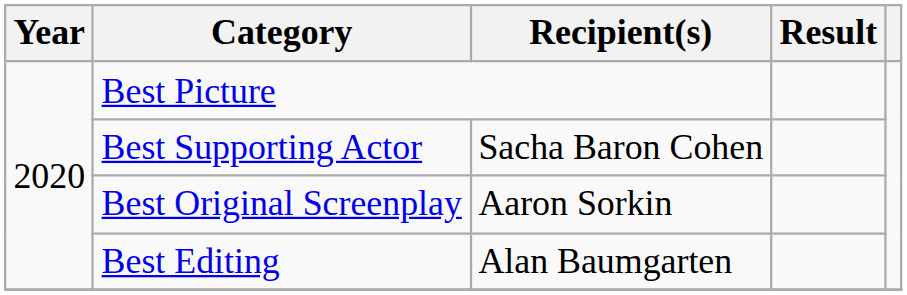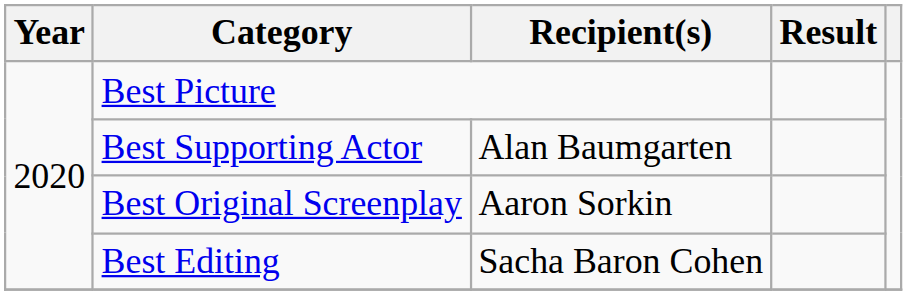(621, 146) Sacha Baron Cohen -> (605, 146) Alan Baumgarten
(605, 260) Alan Baumgarten -> (621, 260) Sacha Baron Cohen
